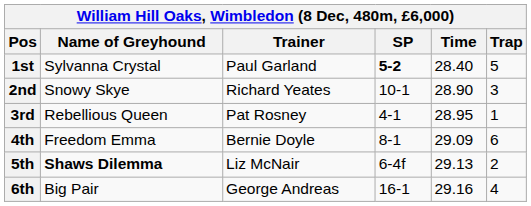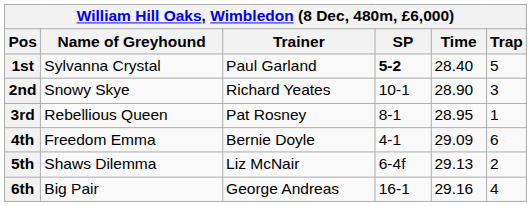(390, 115) 4-1 -> (390, 115) 8-1
(390, 139) 8-1 -> (390, 139) 4-1
(103, 164) bold -> (100, 164) normal
